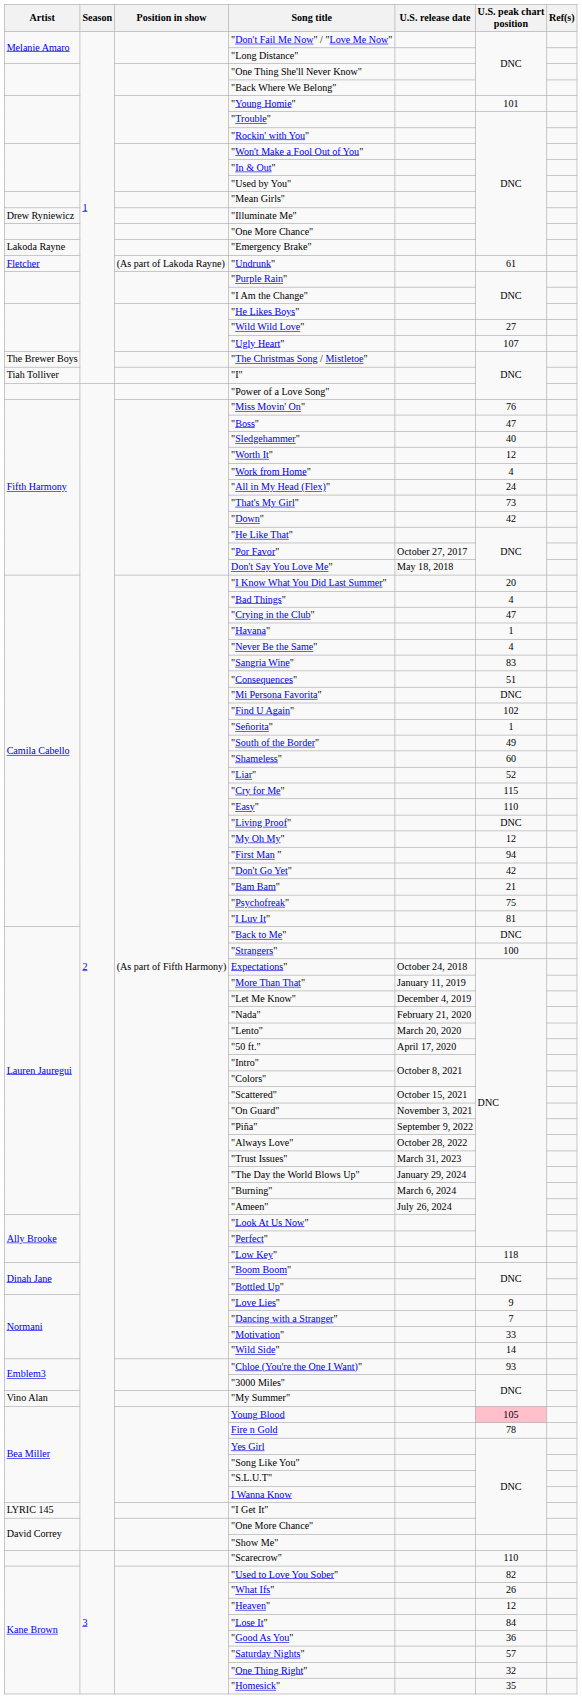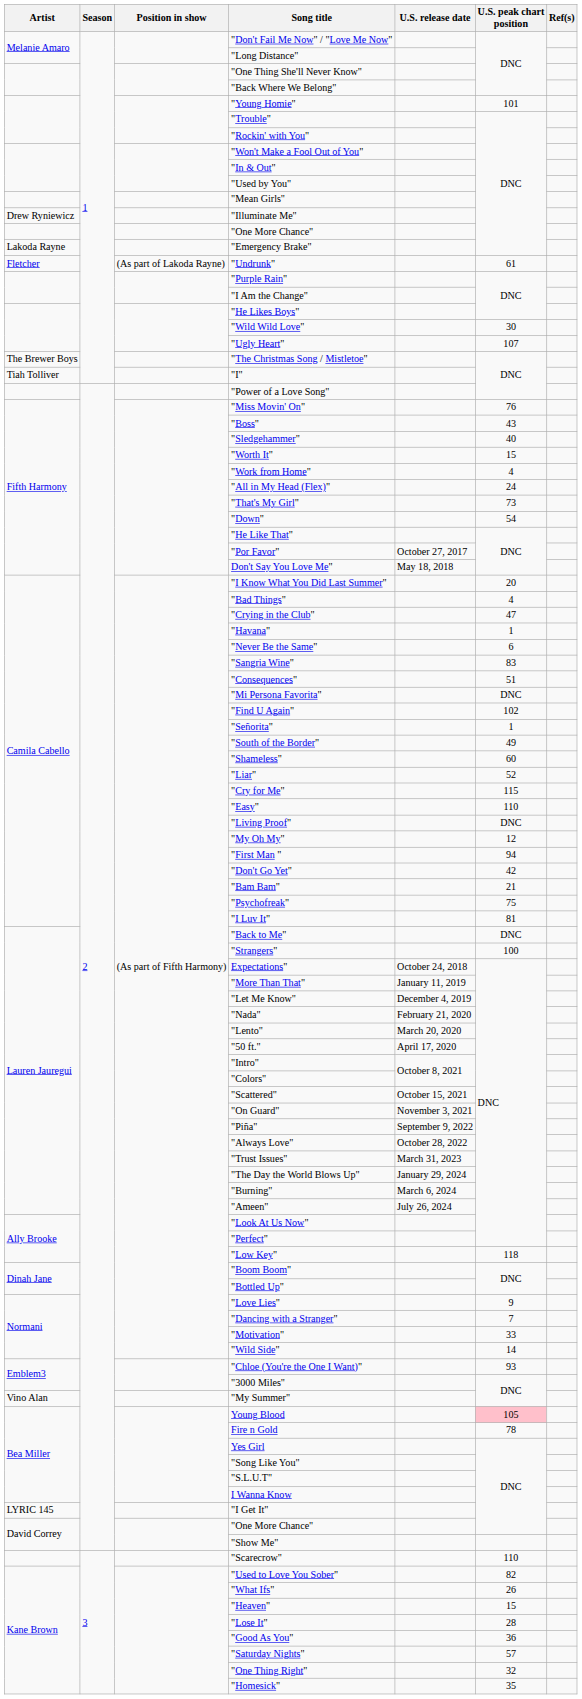(511, 327) 27 -> (511, 327) 30
(511, 423) 47 -> (511, 423) 43
(511, 455) 12 -> (511, 455) 15
(511, 519) 42 -> (511, 519) 54
(511, 647) 4 -> (511, 647) 6
(511, 1606) 12 -> (511, 1606) 15
(511, 1622) 84 -> (511, 1622) 28
